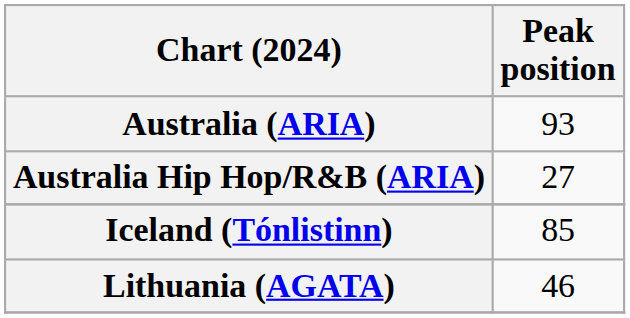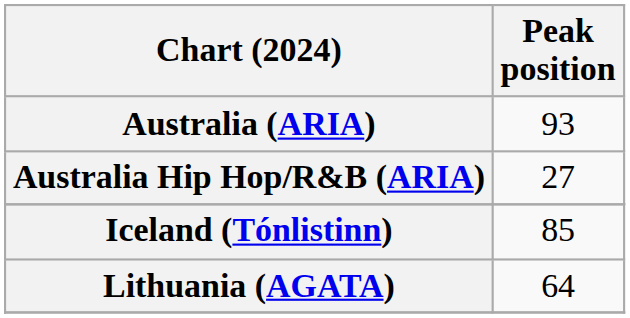(558, 284) 46 -> (558, 284) 64
